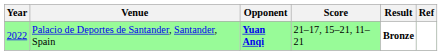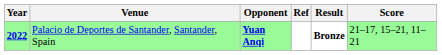columns swapped: (336, 13) <-> (426, 13)
(17, 36) normal -> (17, 36) bold
